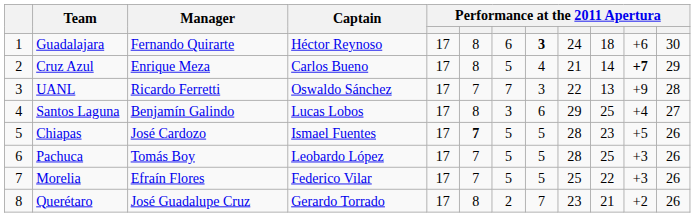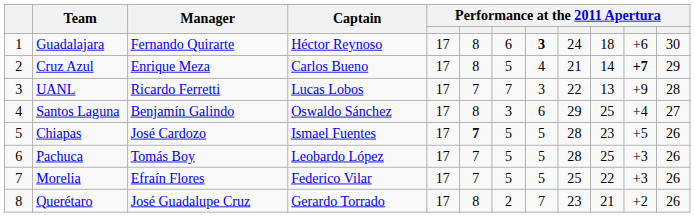(341, 89) Oswaldo Sánchez -> (327, 89) Lucas Lobos
(327, 111) Lucas Lobos -> (341, 111) Oswaldo Sánchez
